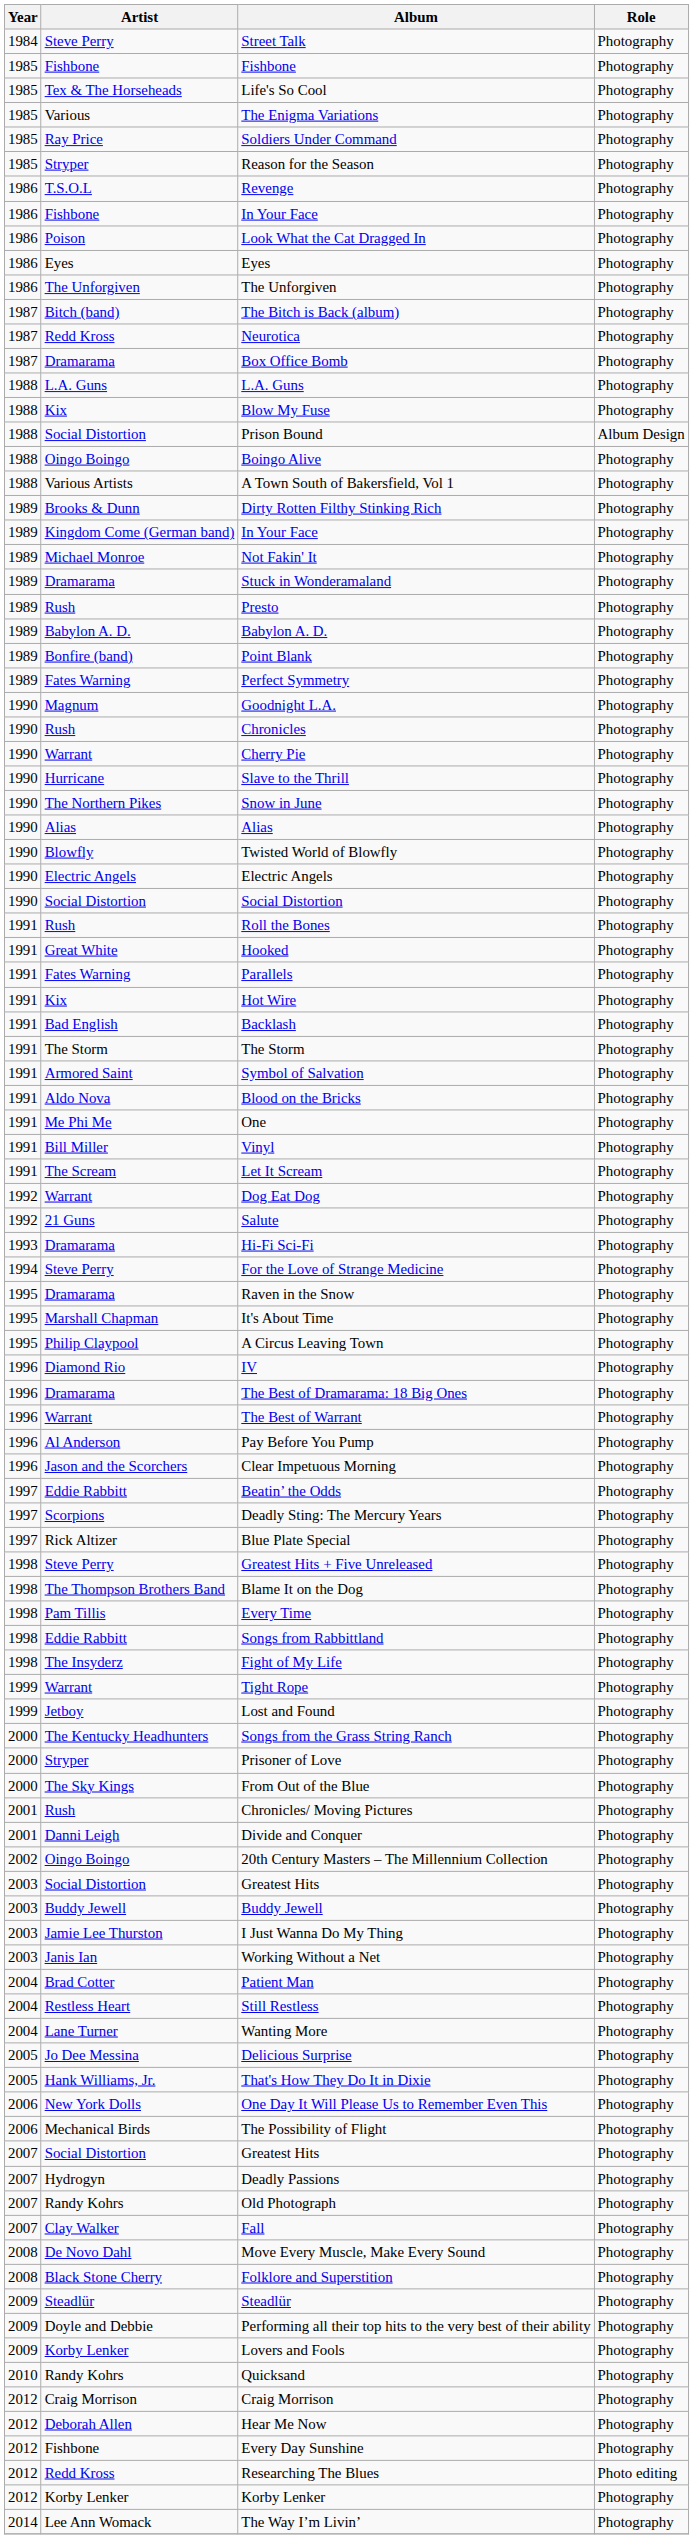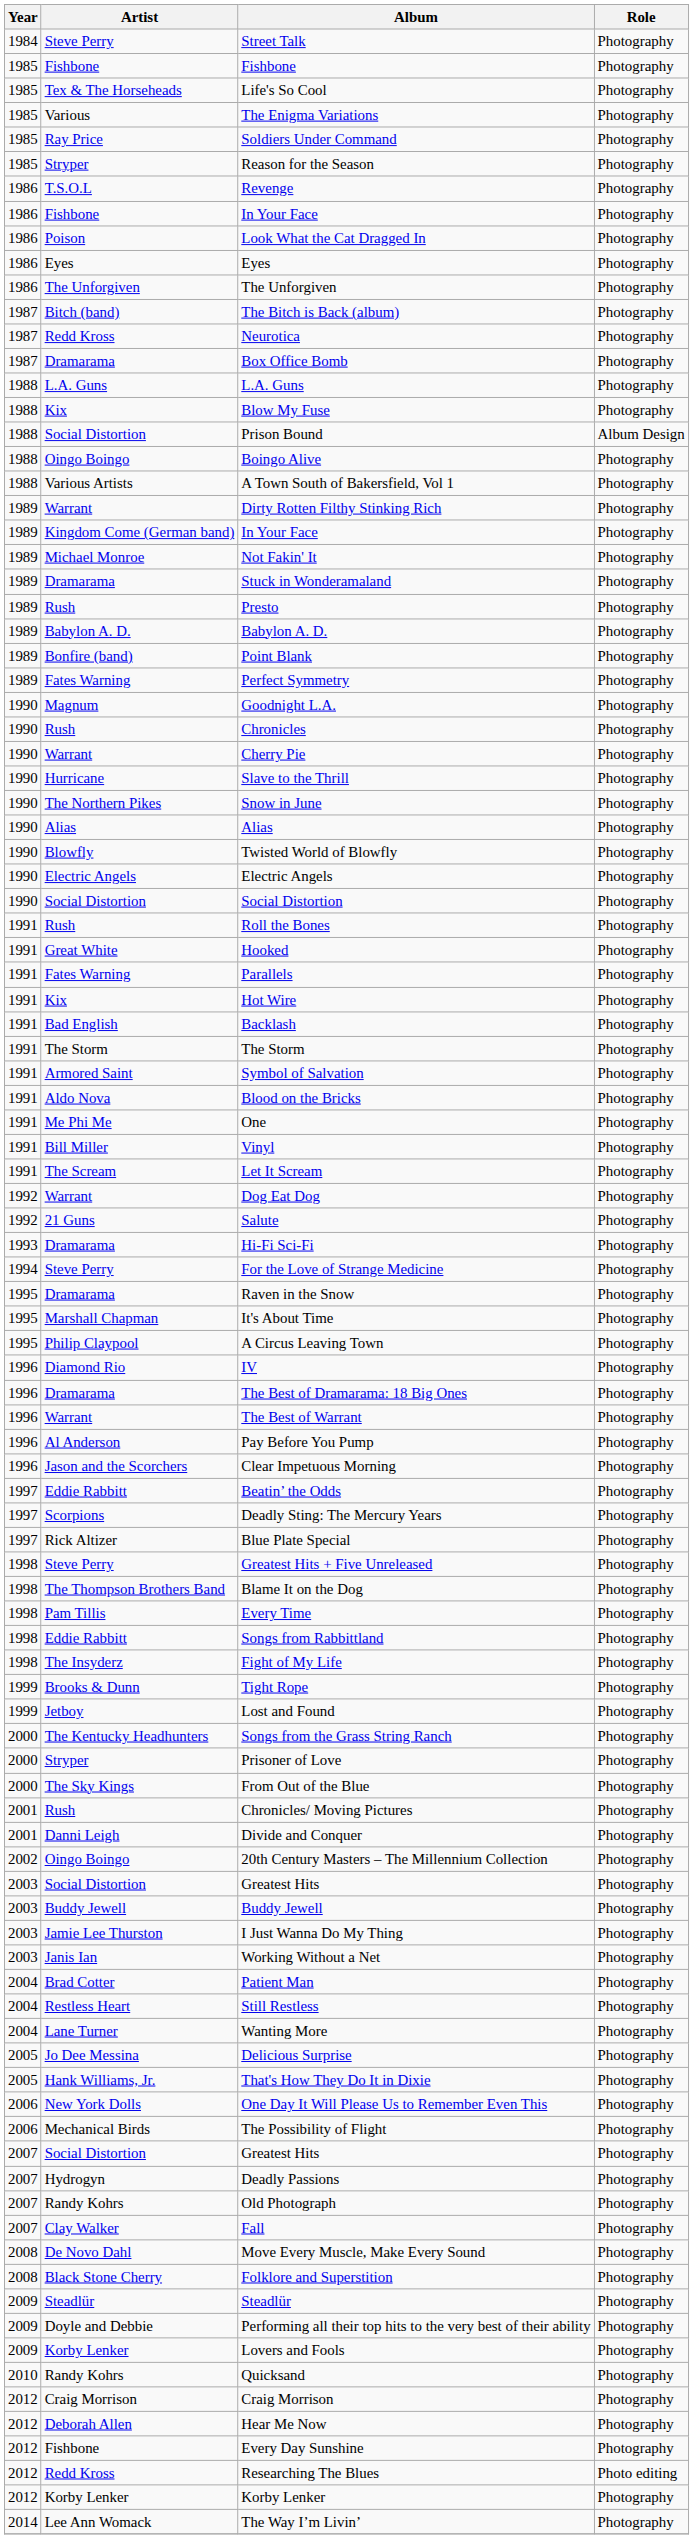(92, 508) Brooks & Dunn -> (68, 508) Warrant
(68, 1687) Warrant -> (92, 1687) Brooks & Dunn
